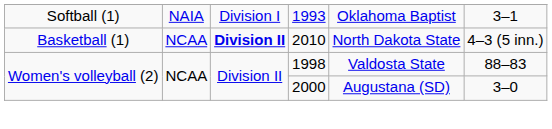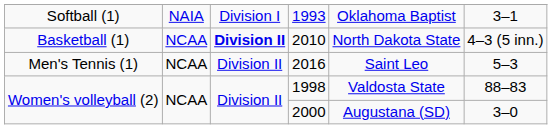+ row: (309, 64)
